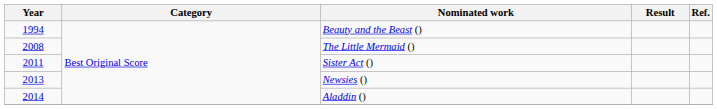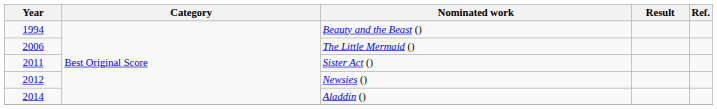(33, 46) 2008 -> (33, 46) 2006
(33, 79) 2013 -> (33, 79) 2012
